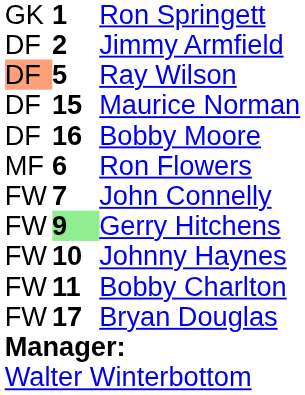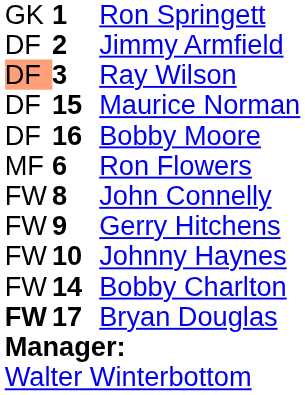(60, 75) 5 -> (60, 75) 3
(60, 196) 7 -> (60, 196) 8
(60, 226) lightgreen background -> (60, 226) no background
(66, 286) 11 -> (67, 286) 14
(26, 317) normal -> (26, 317) bold
